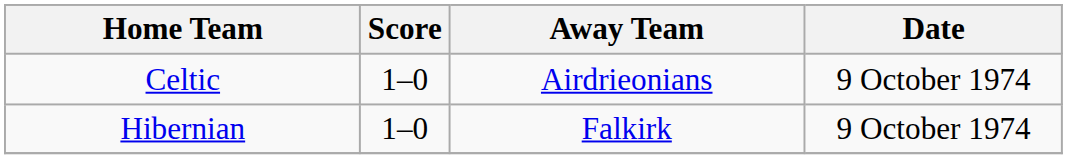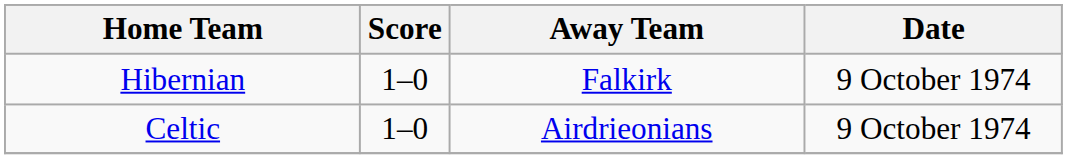rows swapped: (183, 78) <-> (183, 128)
